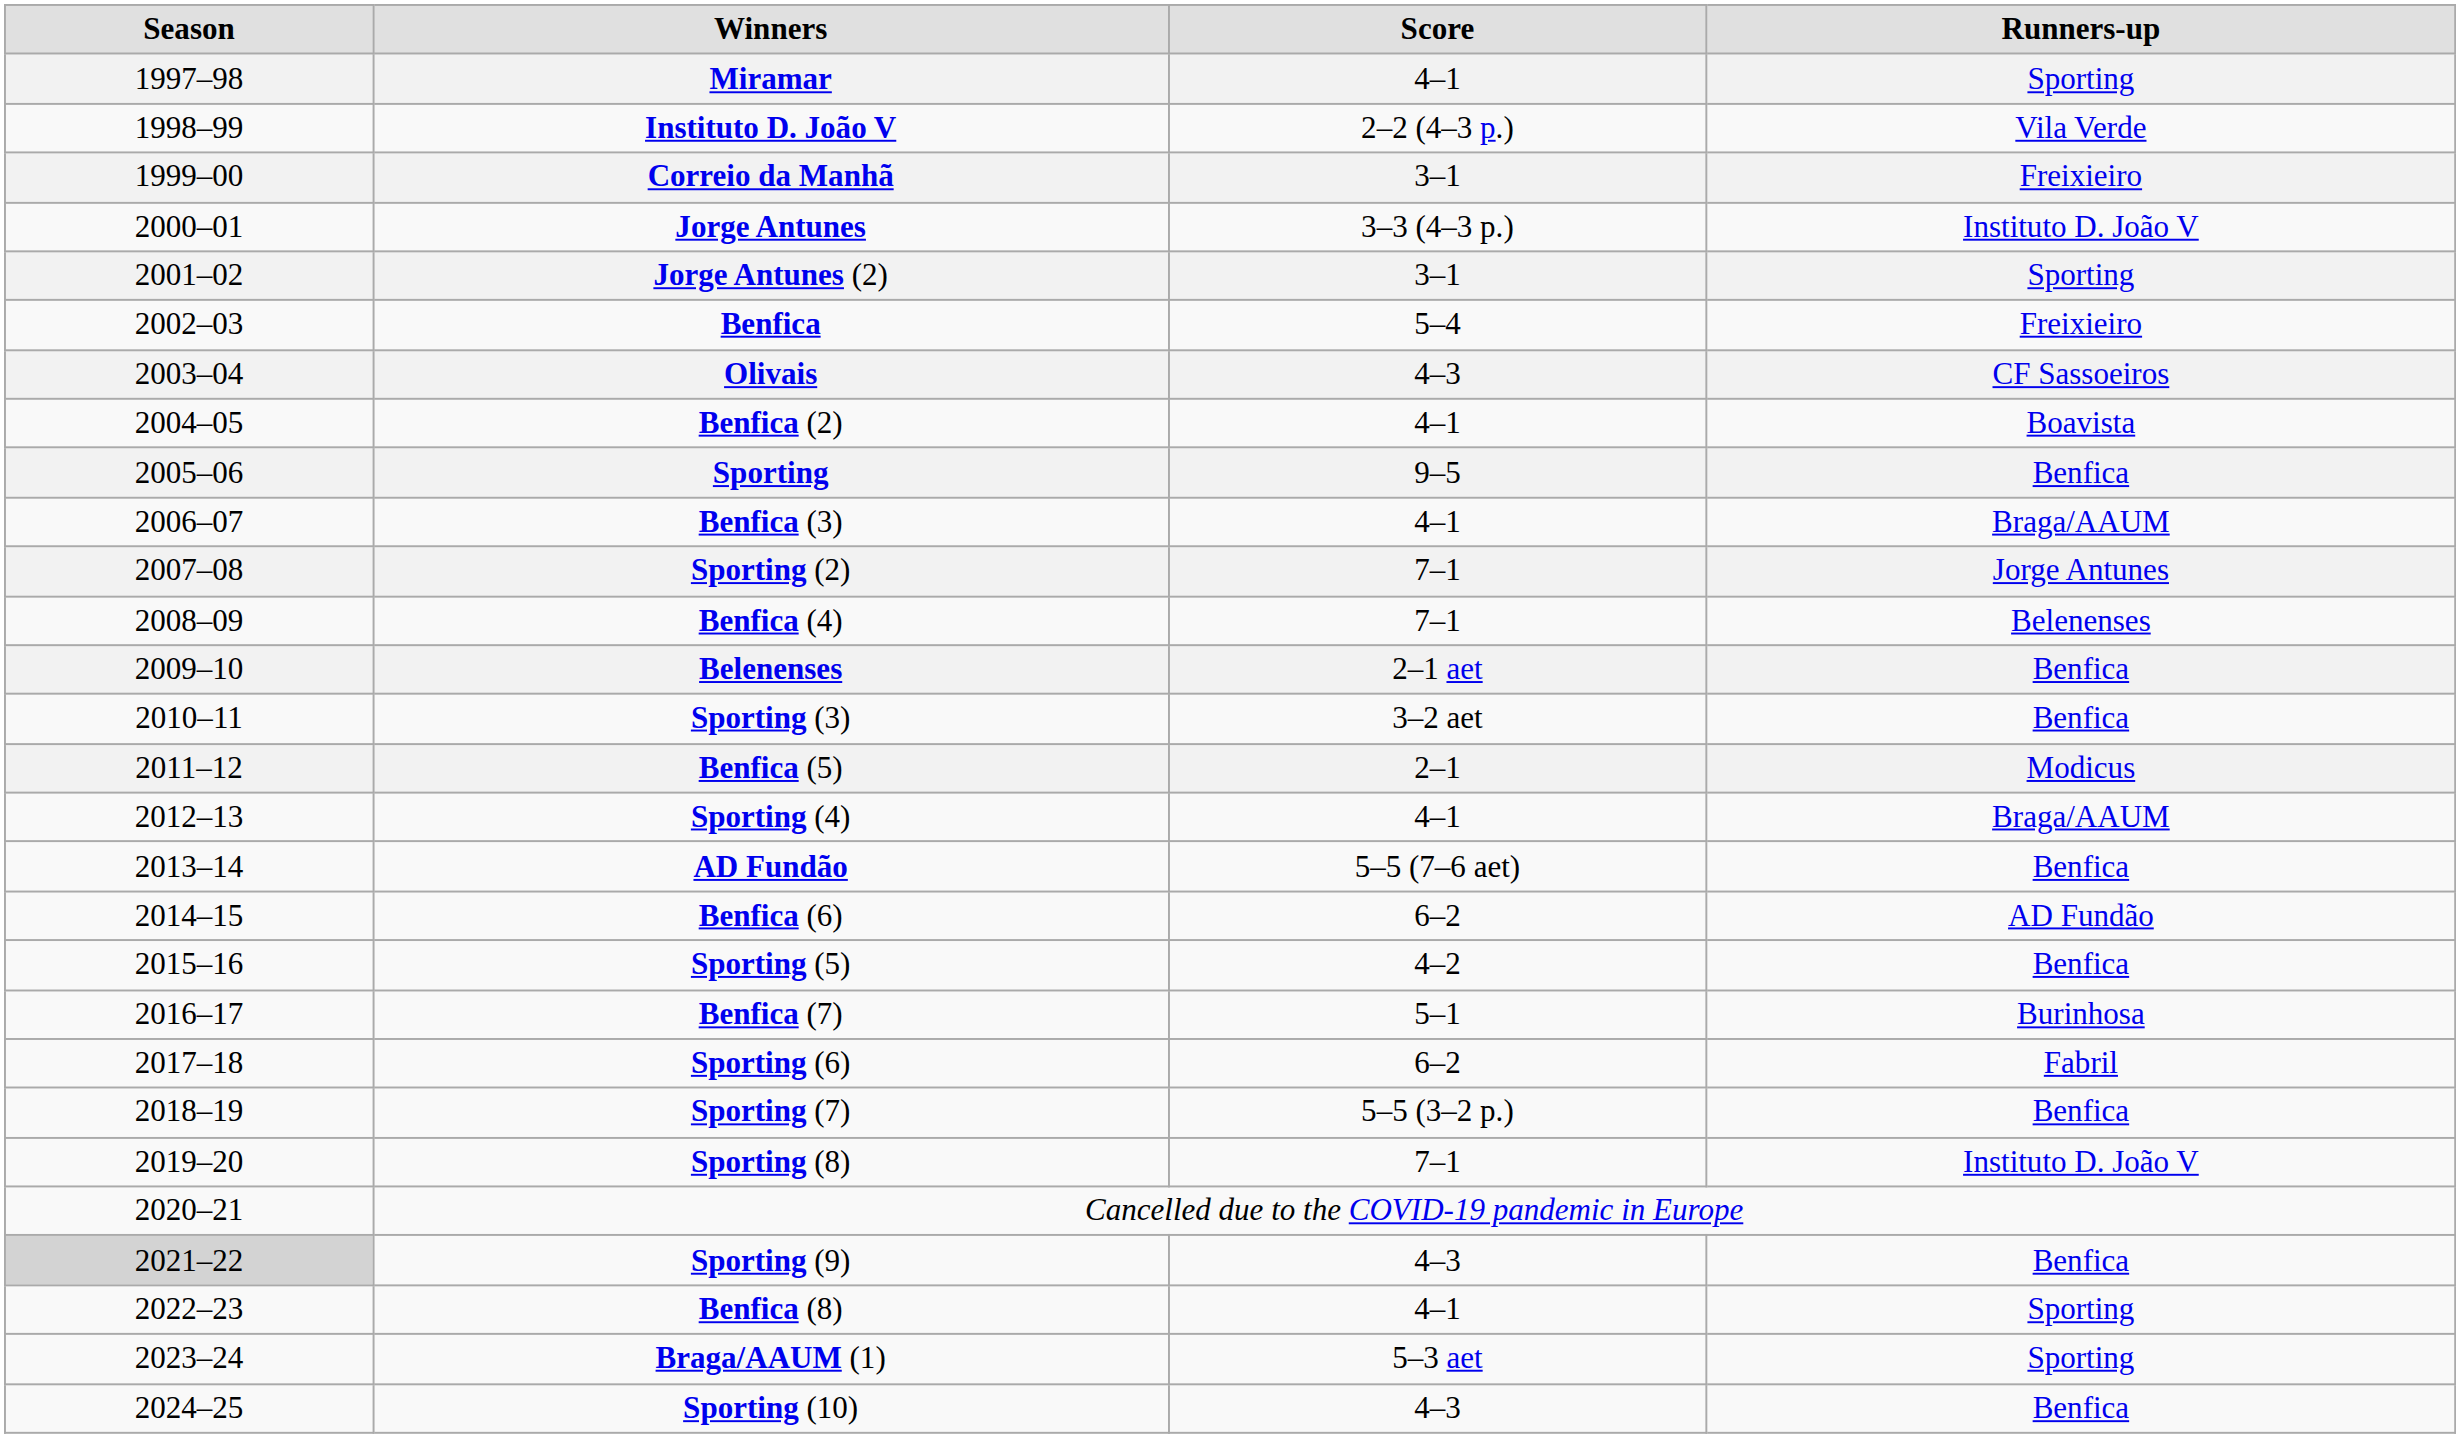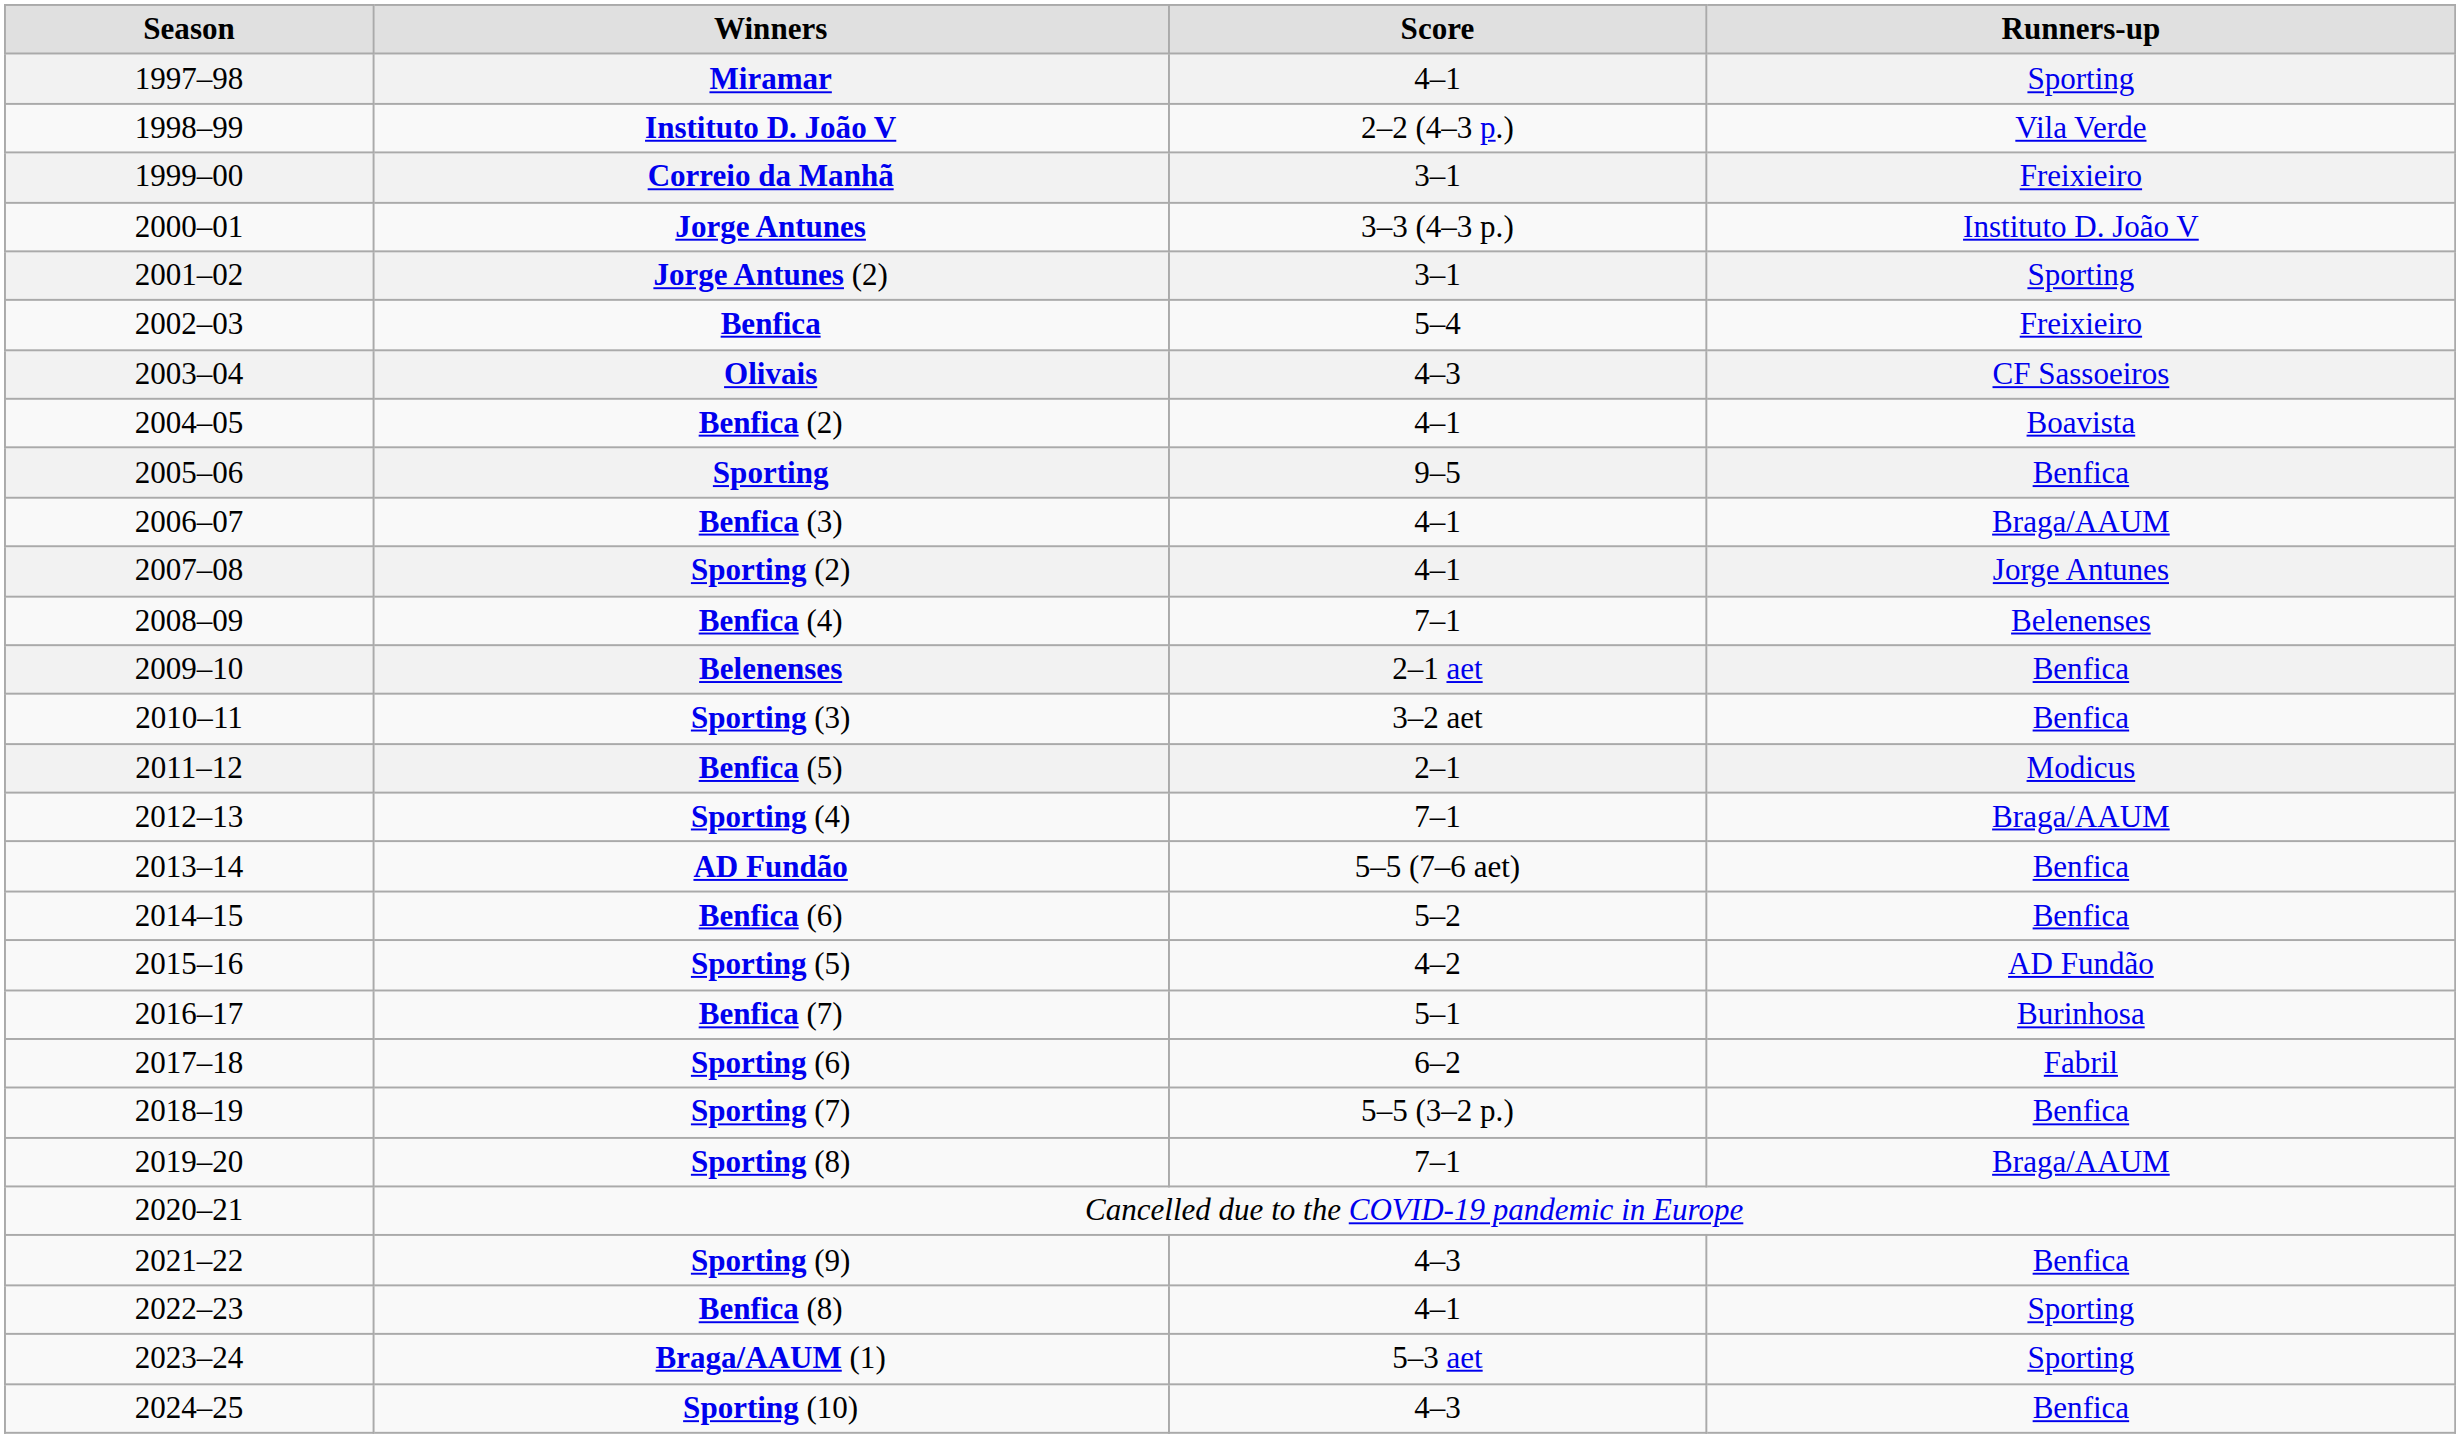(1437, 570) 7–1 -> (1437, 570) 4–1
(1437, 816) 4–1 -> (1437, 816) 7–1
(1437, 915) 6–2 -> (1437, 915) 5–2
(2081, 915) AD Fundão -> (2081, 915) Benfica
(2081, 964) Benfica -> (2081, 964) AD Fundão
(2081, 1161) Instituto D. João V -> (2081, 1161) Braga/AAUM
(189, 1259) lightgrey background -> (189, 1259) no background
